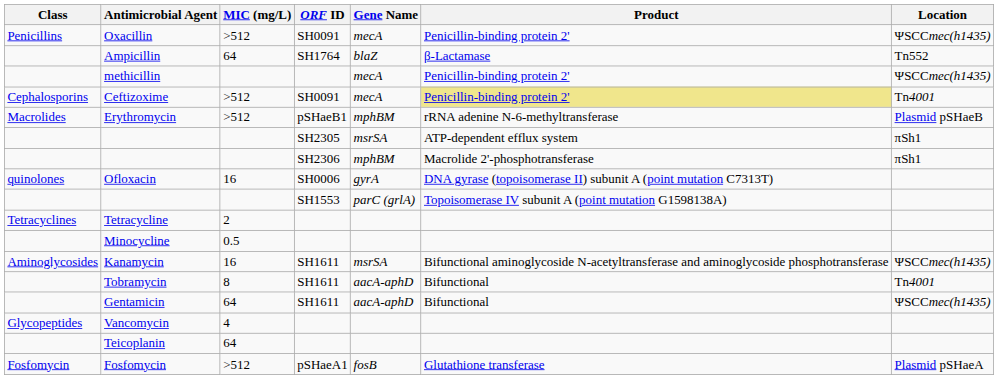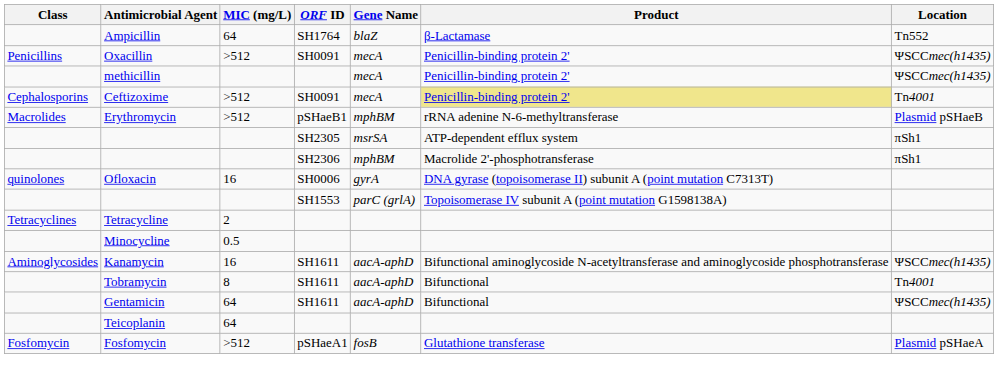rows swapped: (128, 35) <-> (132, 55)
(371, 261) msrSA -> (383, 261) aacA-aphD
- row: (136, 323)
